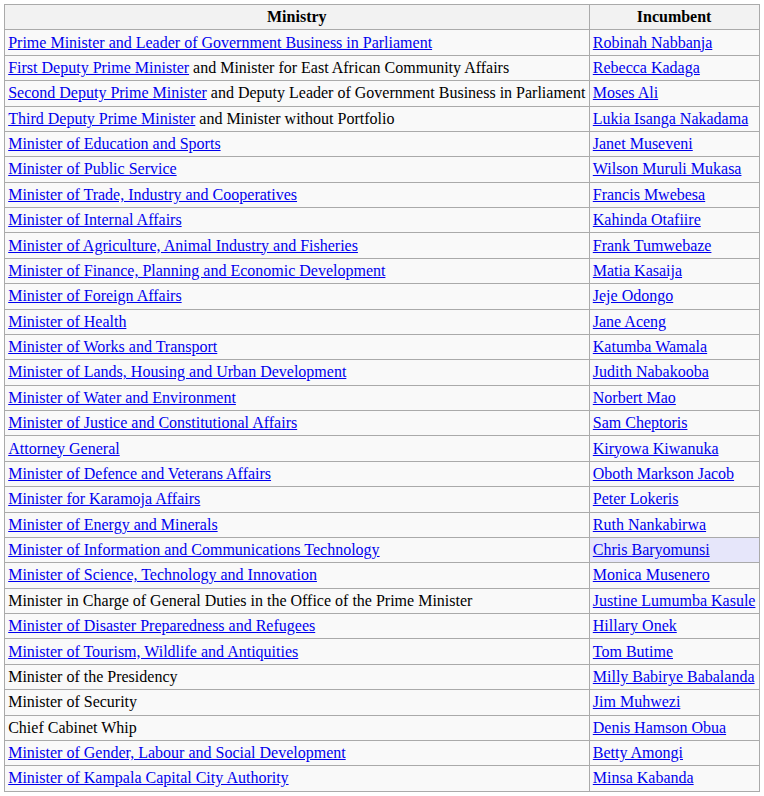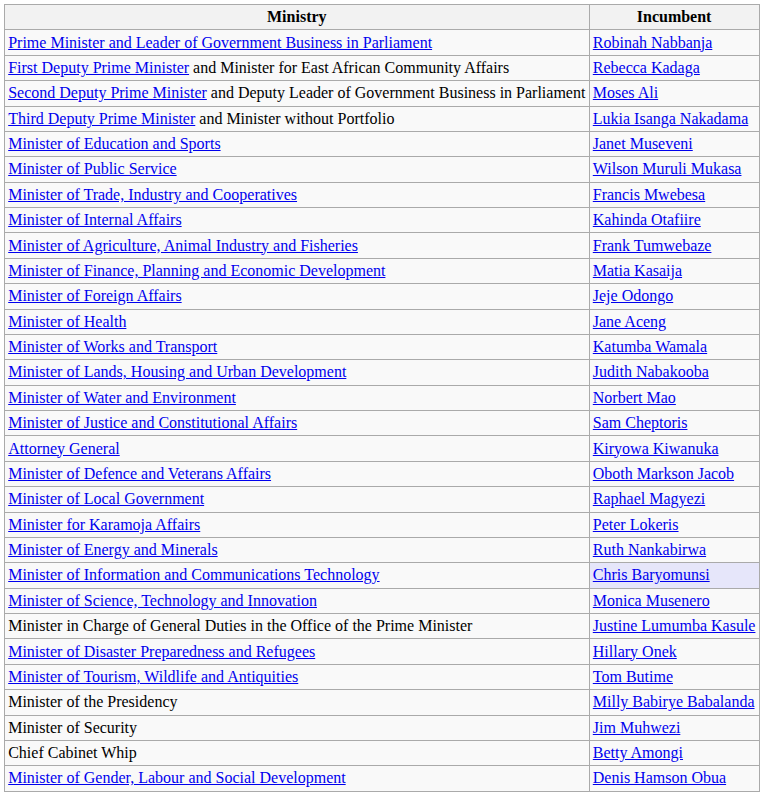+ row: (106, 499)
(659, 727) Denis Hamson Obua -> (638, 753) Betty Amongi
(638, 753) Betty Amongi -> (659, 778) Denis Hamson Obua
- row: (148, 778)
